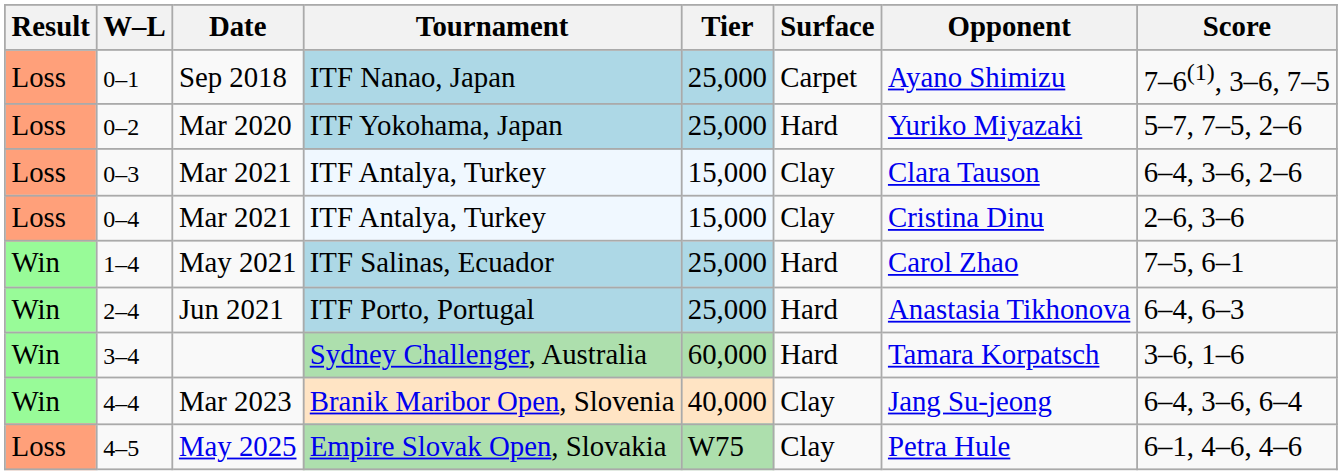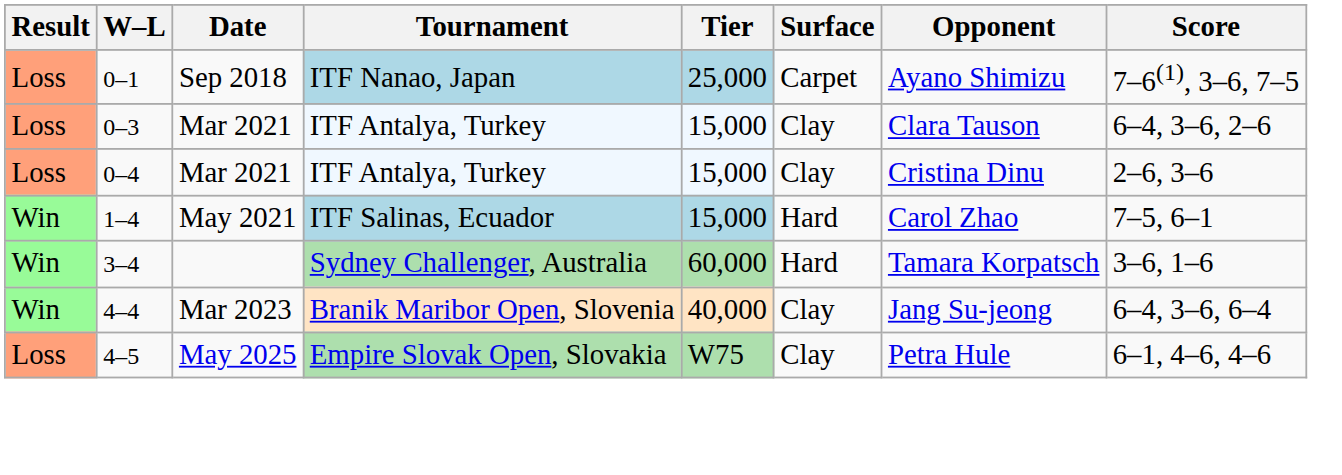- row: (121, 128)
(727, 263) 25,000 -> (727, 217) 15,000
- row: (121, 310)
